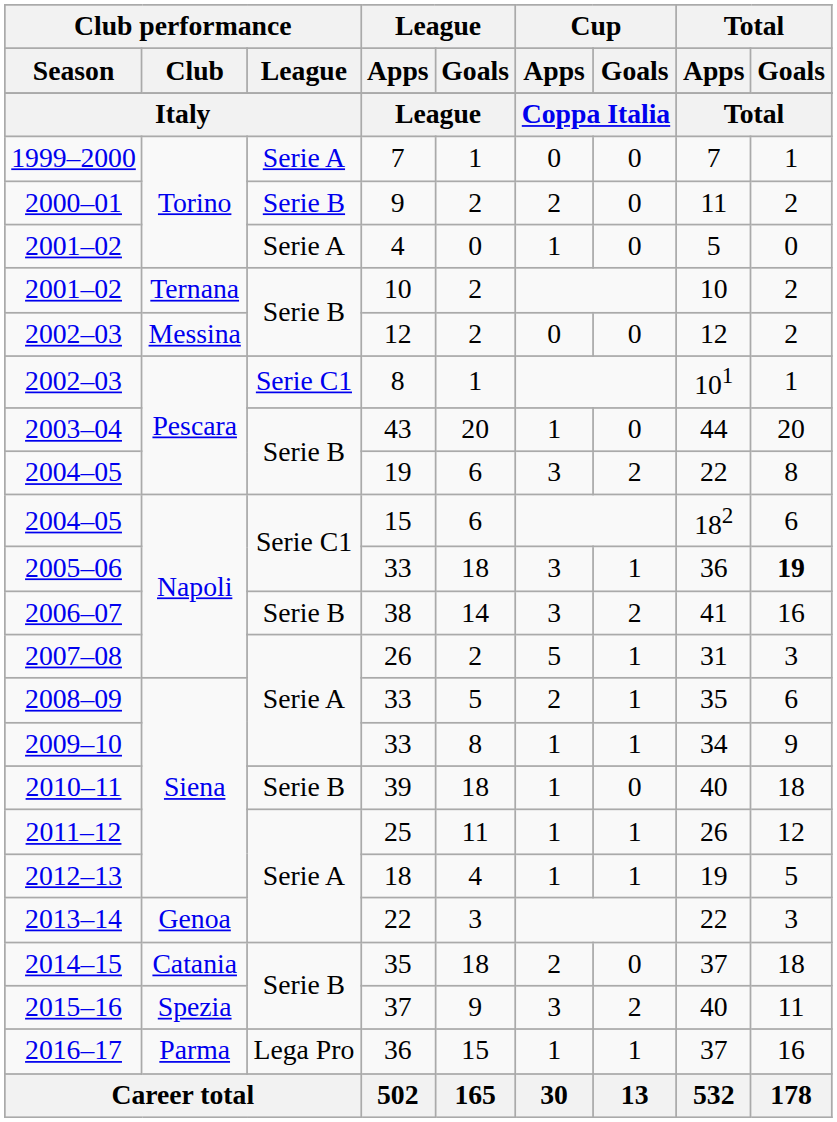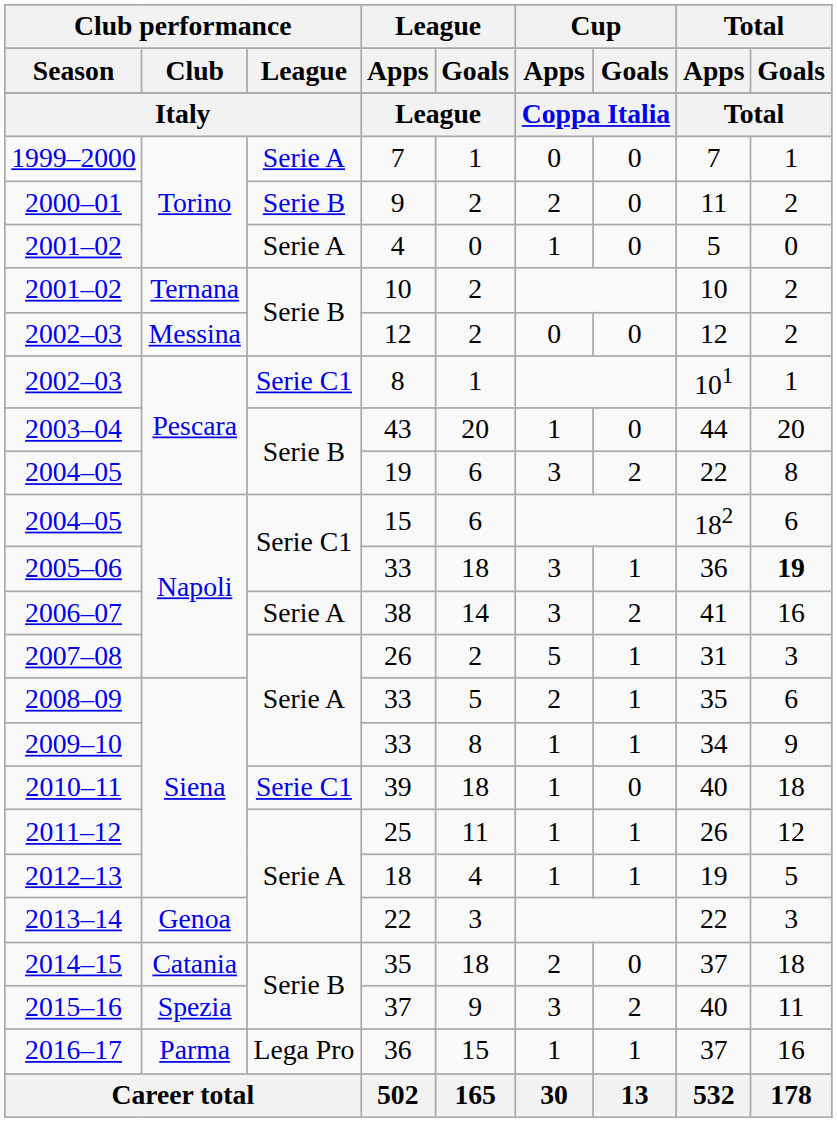(304, 612) Serie B -> (304, 612) Serie A
(304, 787) Serie B -> (304, 787) Serie C1
